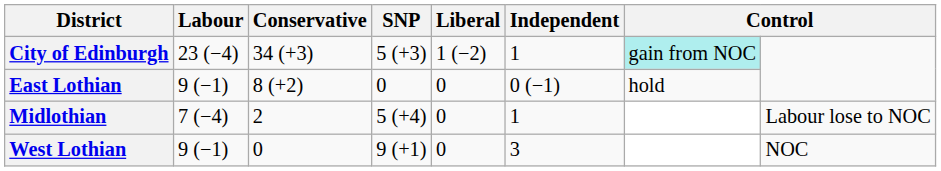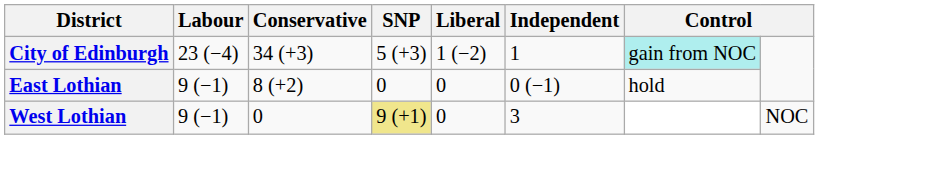- row: (58, 117)
(401, 149) no background -> (401, 117) khaki background
